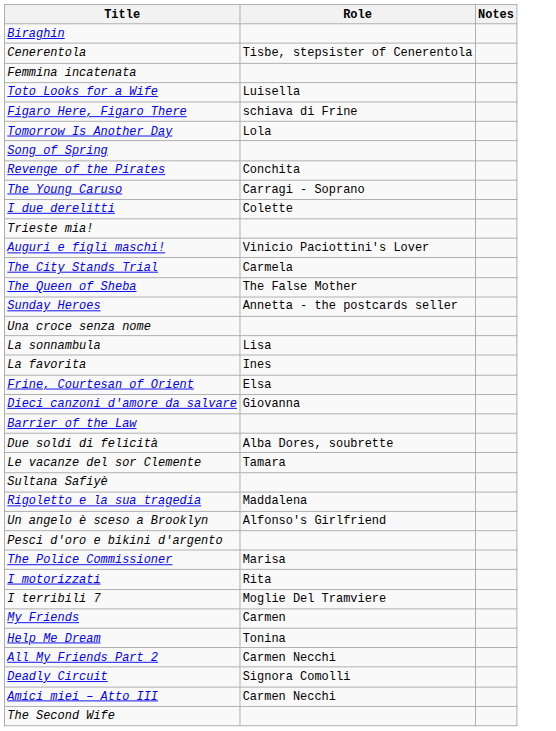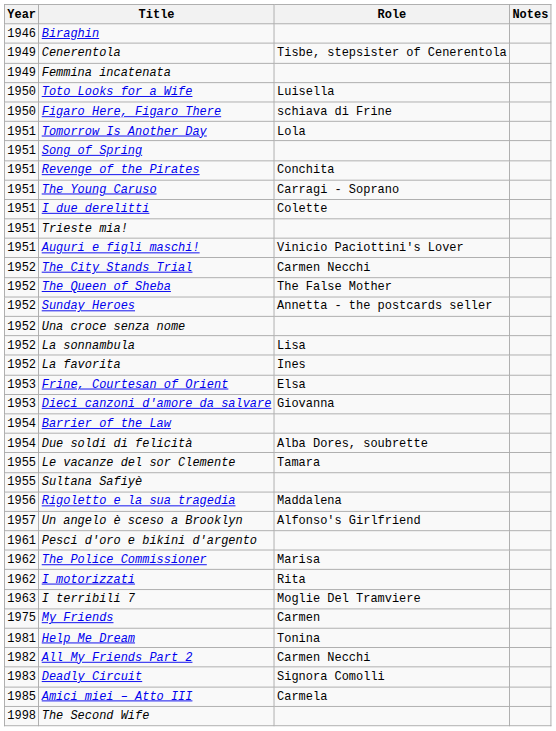+ column: (22, 14)
(268, 268) Carmela -> (324, 268) Carmen Necchi
(289, 696) Carmen Necchi -> (302, 696) Carmela
